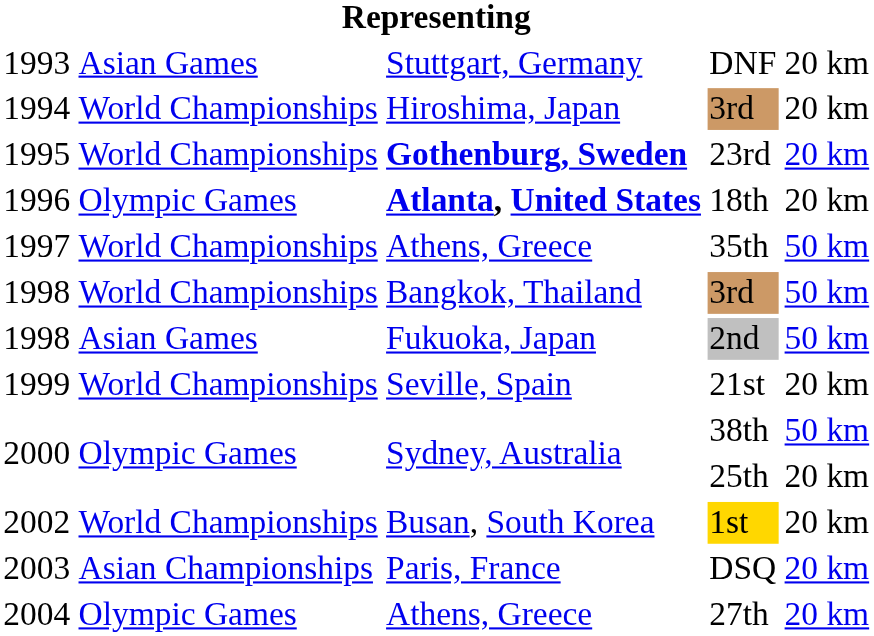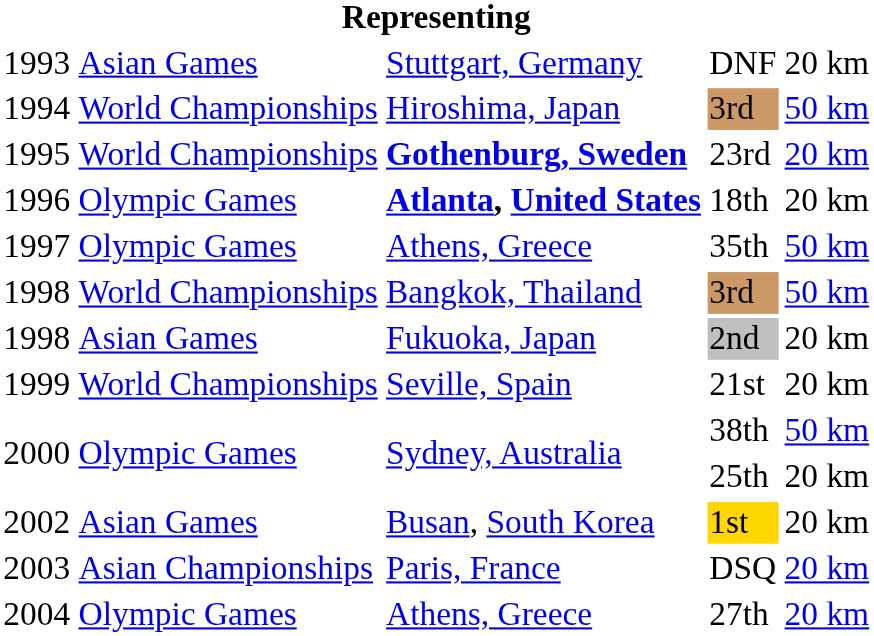(827, 108) 20 km -> (827, 108) 50 km
(228, 246) World Championships -> (188, 246) Olympic Games
(827, 338) 50 km -> (827, 338) 20 km
(228, 522) World Championships -> (168, 522) Asian Games
